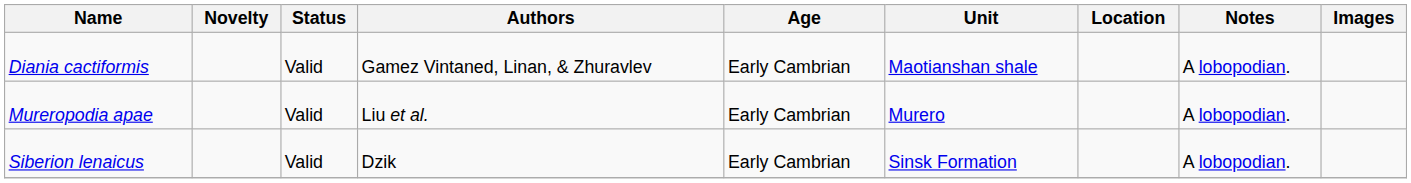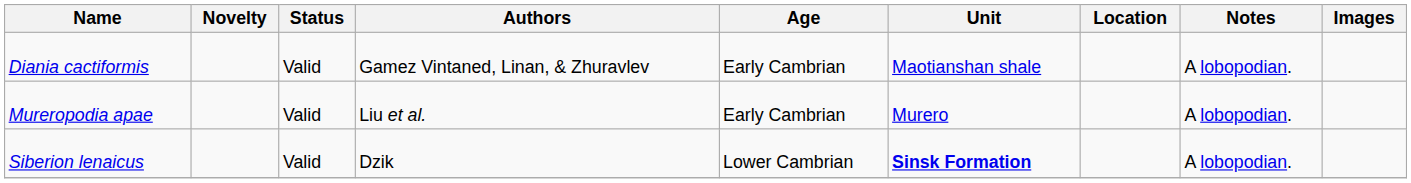(789, 163) Early Cambrian -> (788, 163) Lower Cambrian
(953, 163) normal -> (962, 163) bold
